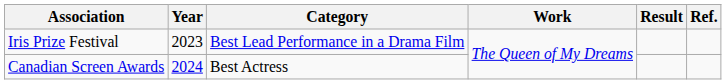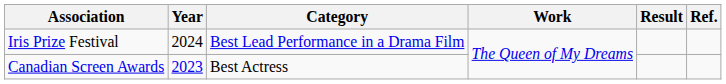(187, 41) 2023 -> (187, 41) 2024
(187, 66) 2024 -> (187, 66) 2023
